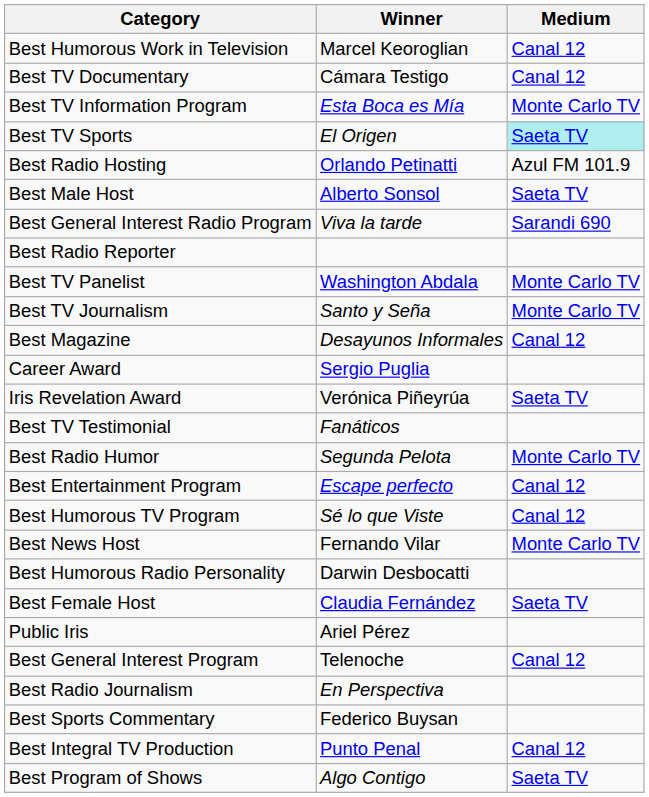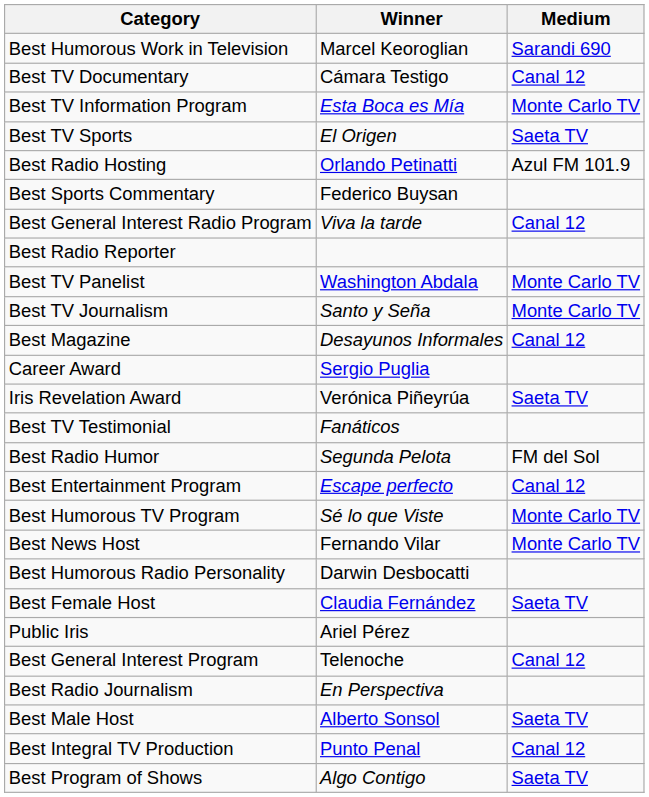(548, 48) Canal 12 -> (561, 48) Sarandi 690
(550, 135) paleturquoise background -> (550, 135) no background
rows swapped: (112, 719) <-> (71, 194)
(561, 223) Sarandi 690 -> (548, 223) Canal 12
(576, 456) Monte Carlo TV -> (556, 456) FM del Sol
(548, 515) Canal 12 -> (576, 515) Monte Carlo TV
